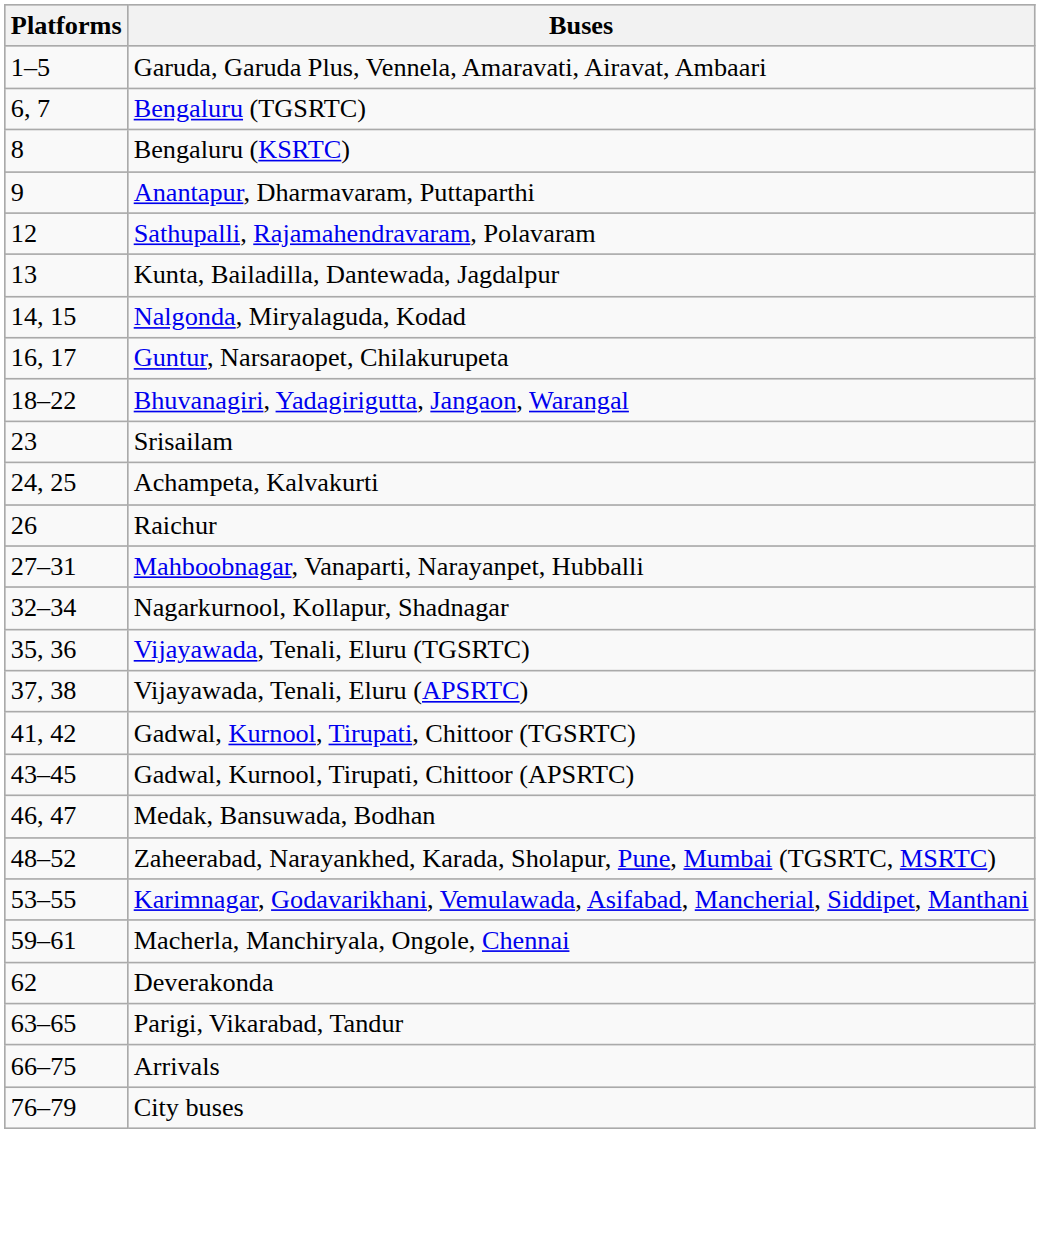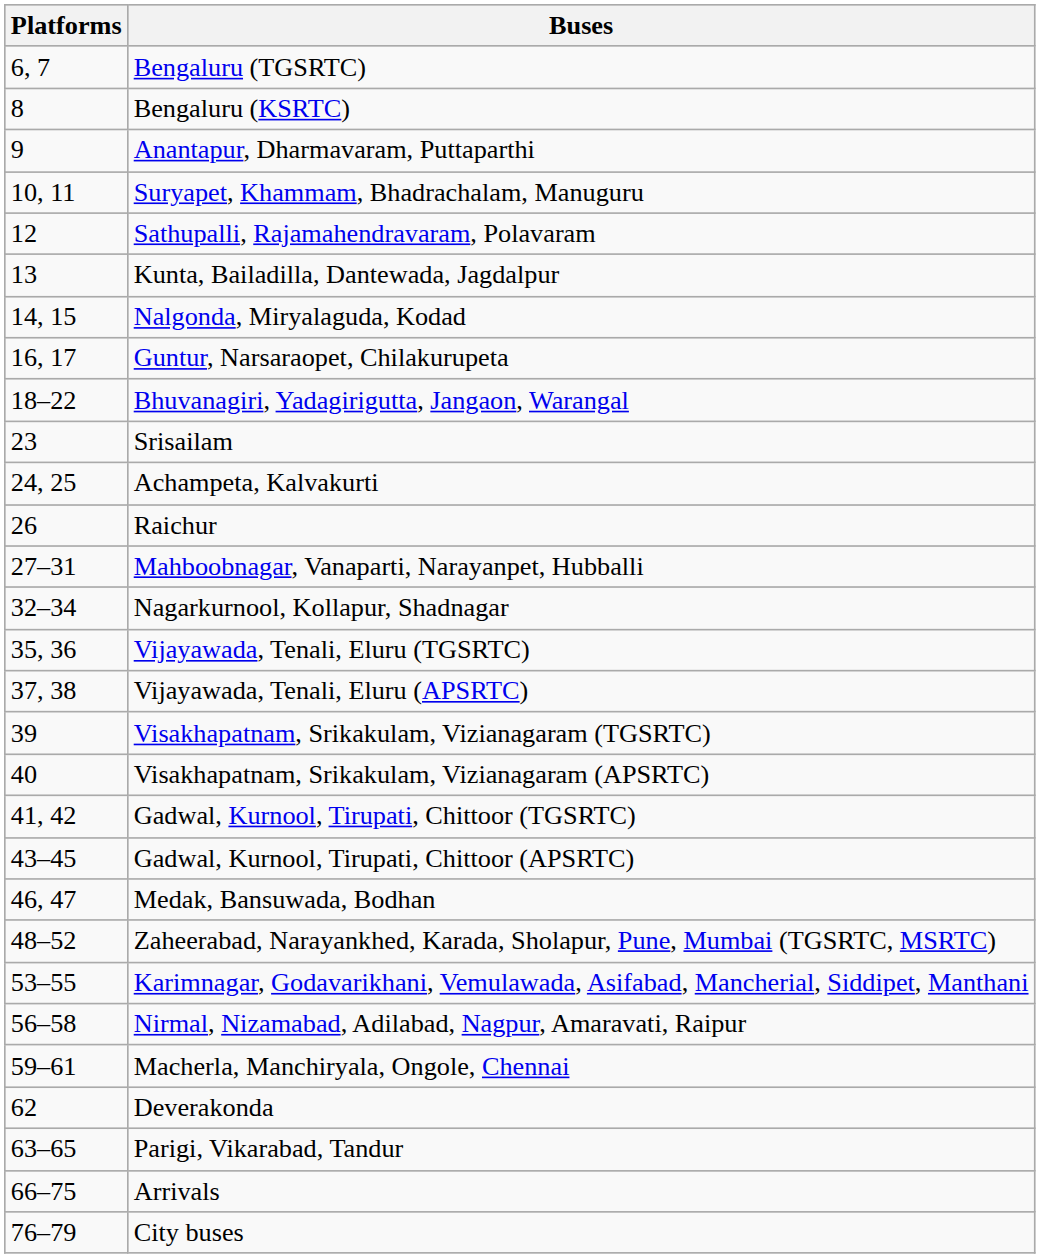- row: (450, 66)
+ row: (389, 191)
+ row: (422, 732)
+ row: (422, 774)
+ row: (440, 1024)
